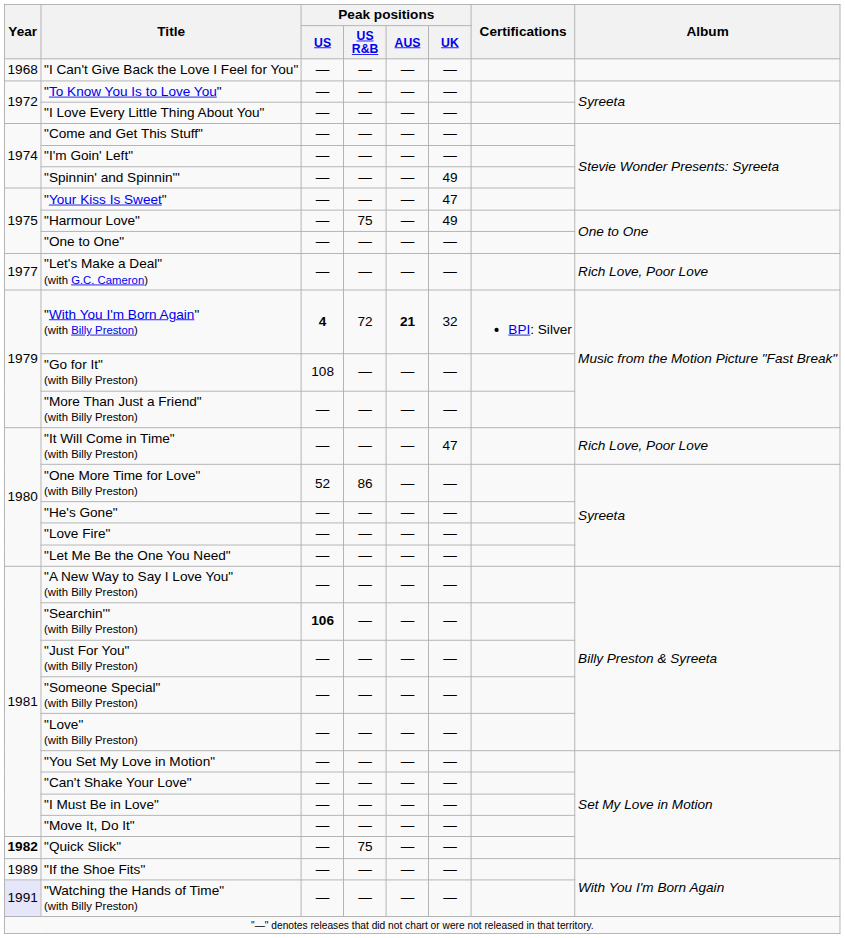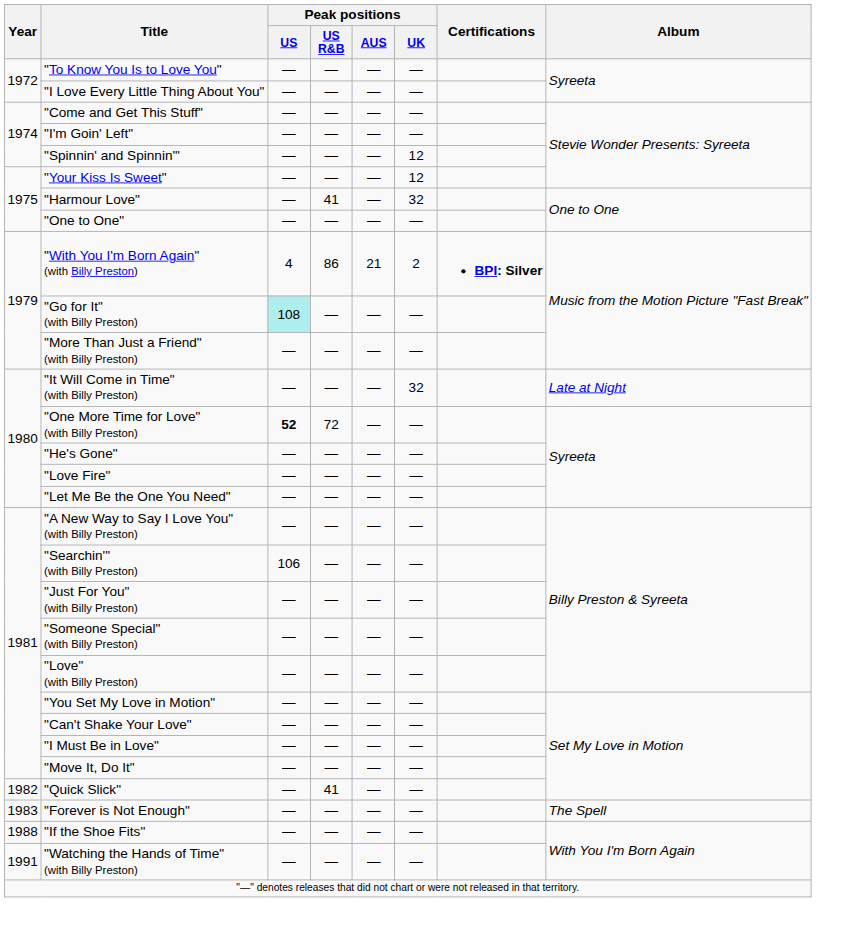- row: (171, 69)
(450, 177) 49 -> (416, 156) 12
(450, 199) 47 -> (416, 177) 12
(365, 220) 75 -> (331, 199) 41
(450, 220) 49 -> (416, 199) 32
- row: (103, 271)
(323, 322) bold -> (289, 263) normal
(365, 322) 72 -> (331, 263) 86
(408, 322) bold -> (374, 263) normal
(450, 322) 32 -> (416, 263) 2
(523, 330) normal -> (492, 271) bold
(323, 372) no background -> (289, 314) paleturquoise background
(450, 446) 47 -> (416, 387) 32
(643, 446) Rich Love, Poor Love -> (587, 387) Late at Night
(323, 483) normal -> (289, 424) bold
(365, 483) 86 -> (331, 424) 72
(323, 621) bold -> (289, 563) normal
(23, 847) bold -> (23, 789) normal
(365, 847) 75 -> (331, 789) 41
+ row: (117, 810)
(23, 869) 1989 -> (23, 832) 1988
(23, 898) lavender background -> (23, 861) no background
